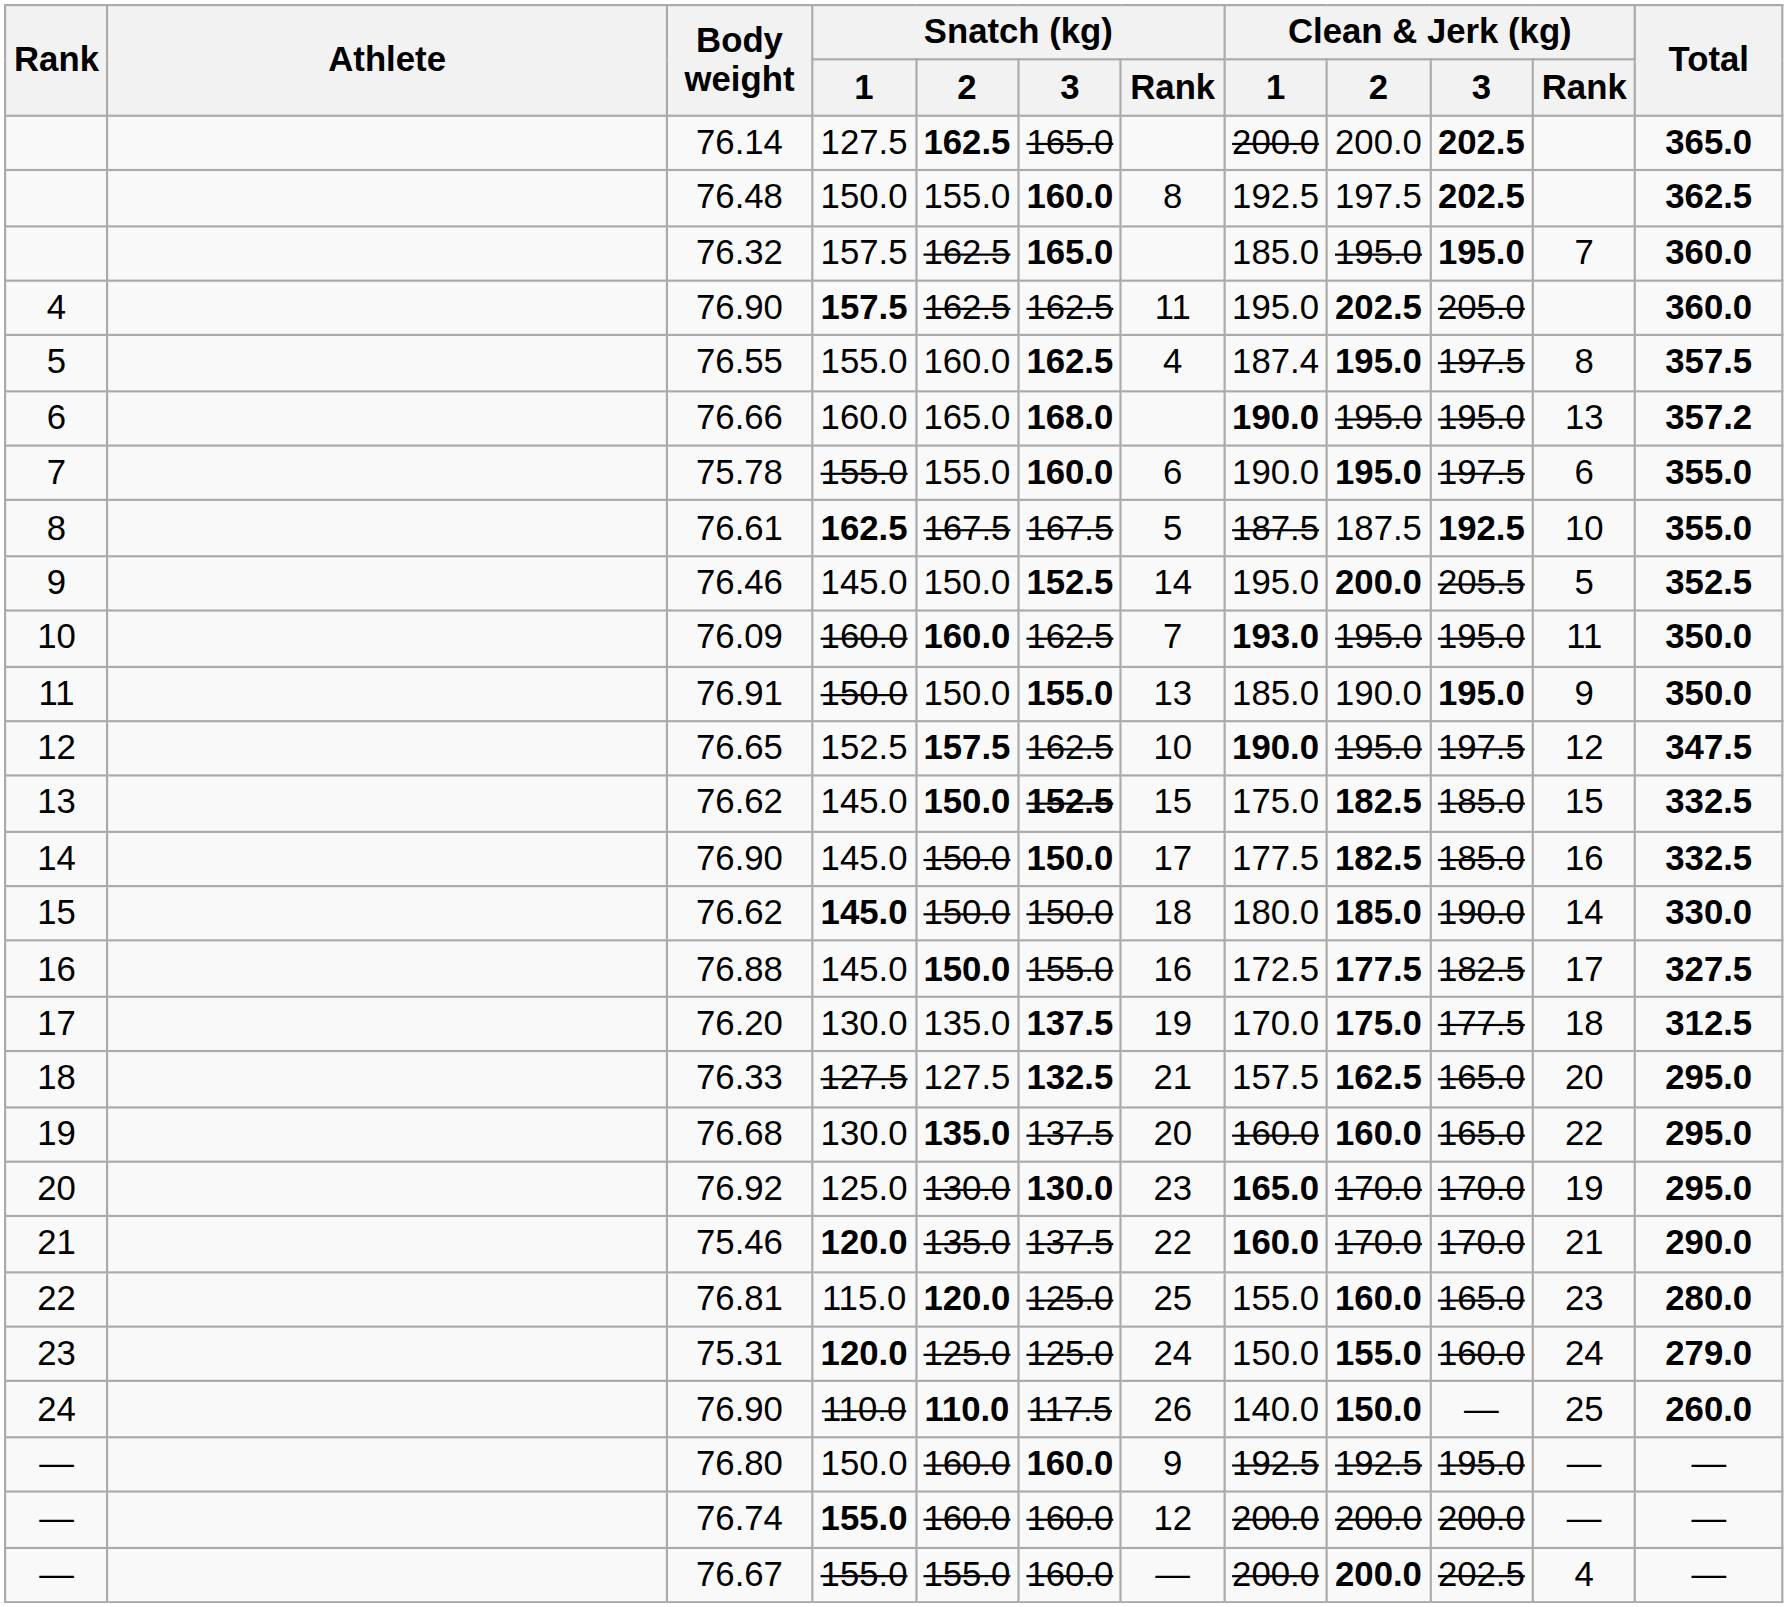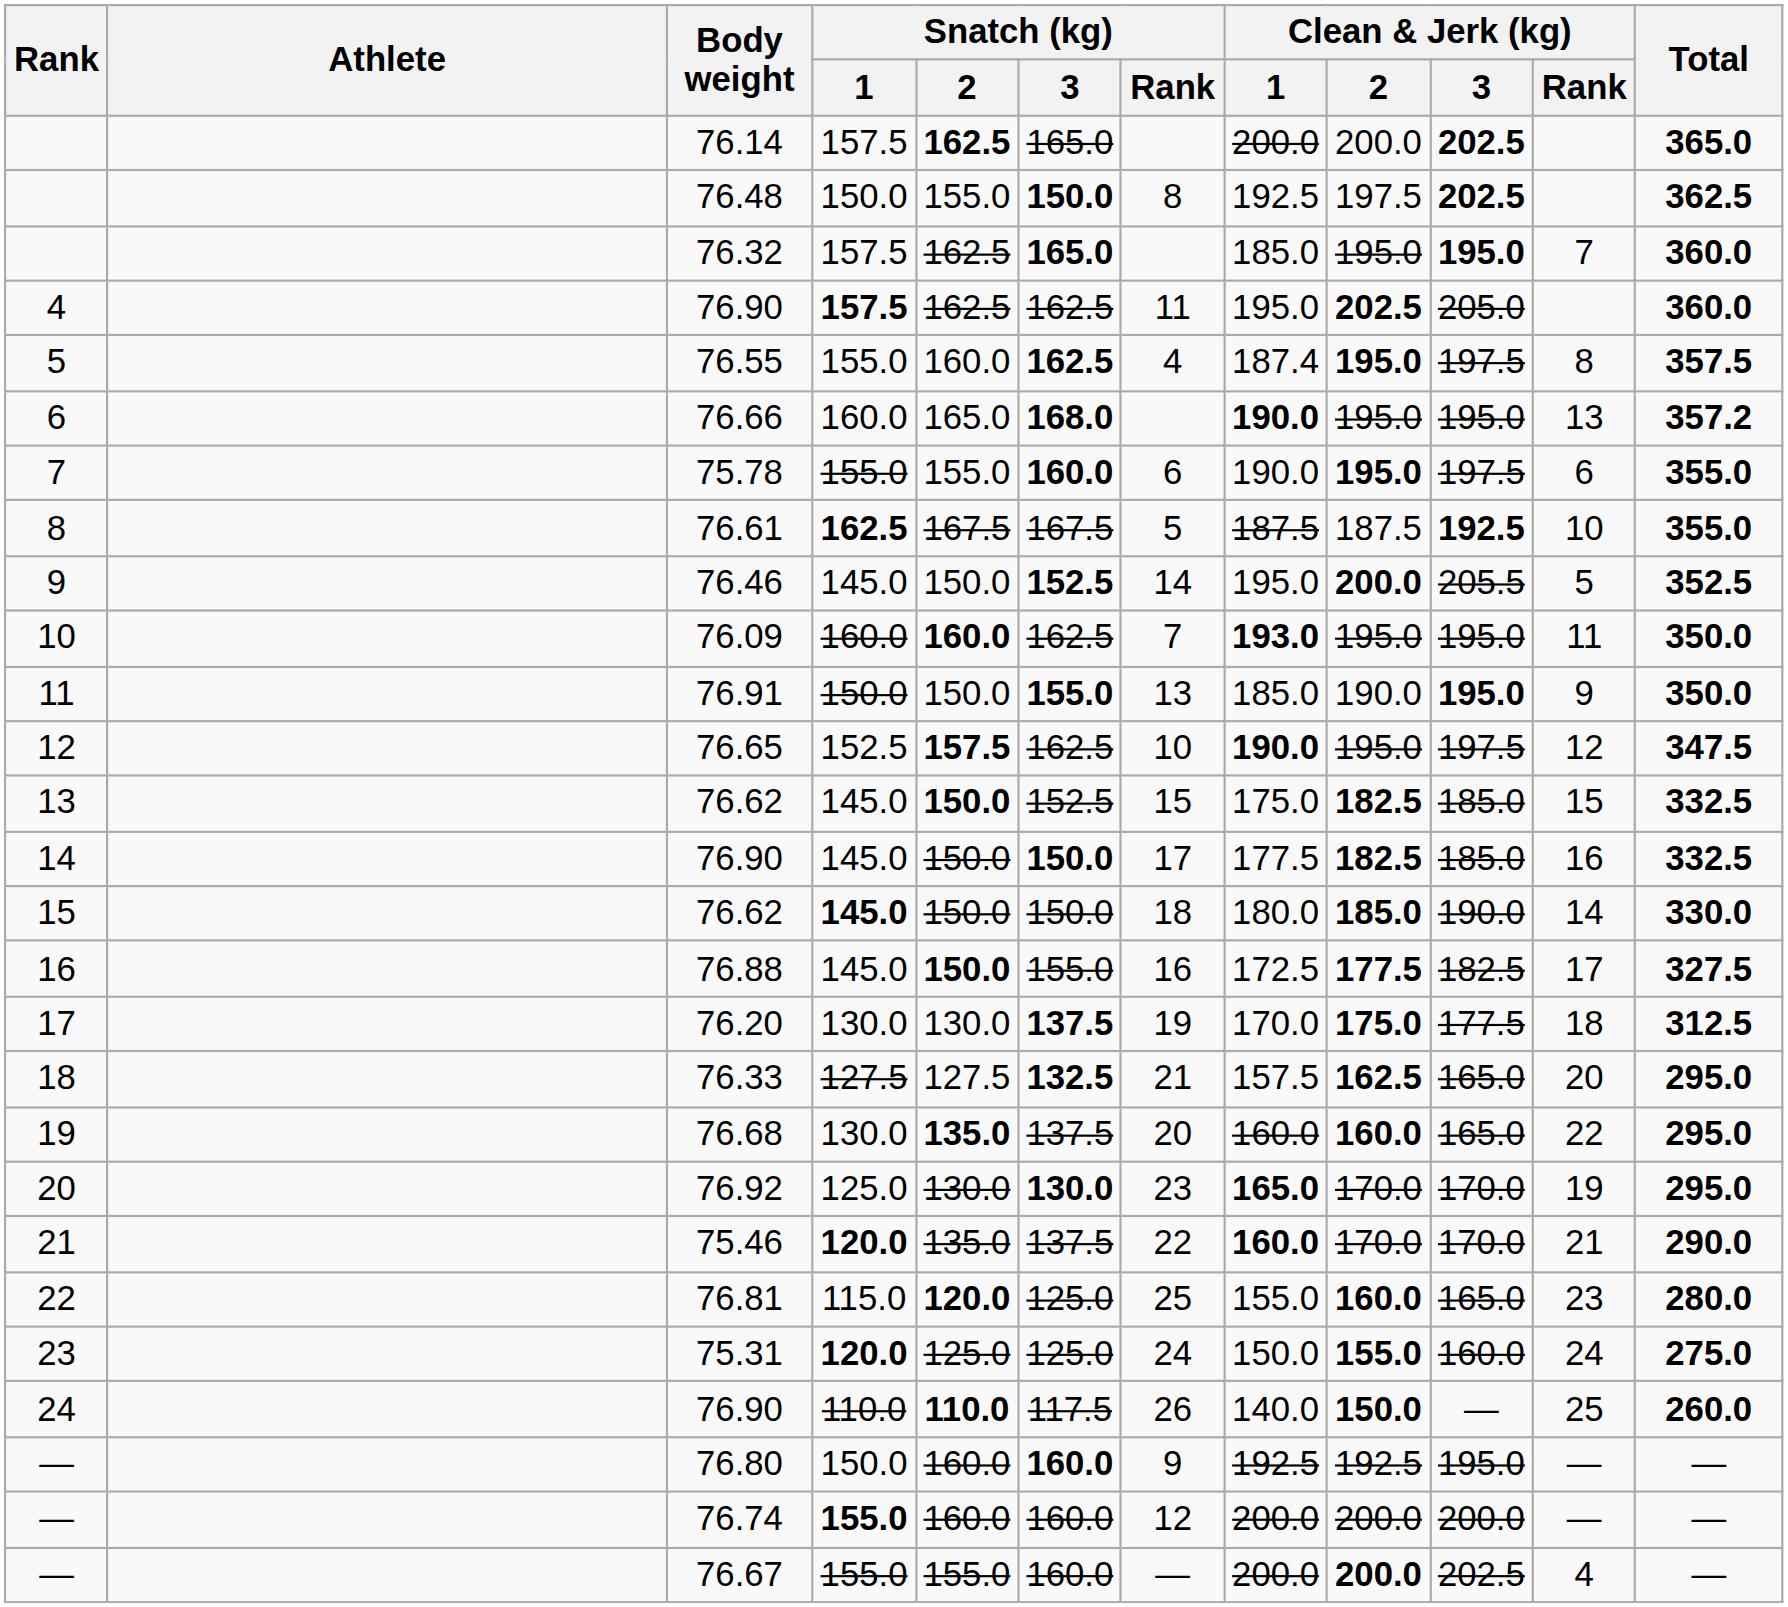(864, 142) 127.5 -> (864, 142) 157.5
(1070, 197) 160.0 -> (1070, 197) 150.0
(1070, 802) bold -> (1070, 802) normal
(967, 1023) 135.0 -> (967, 1023) 130.0
(1709, 1353) 279.0 -> (1709, 1353) 275.0
